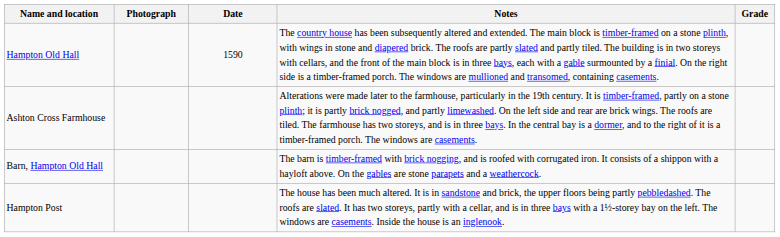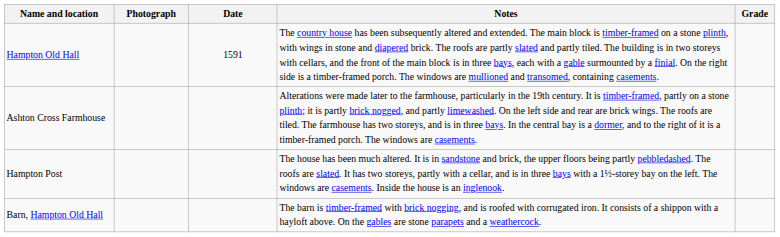(233, 55) 1590 -> (233, 55) 1591
rows swapped: (55, 166) <-> (34, 207)
